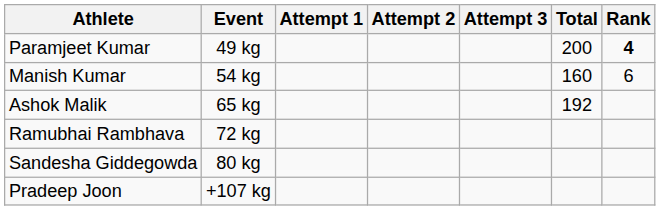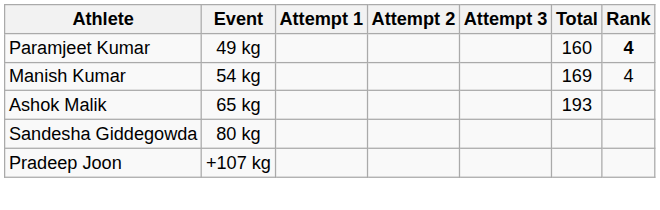(577, 48) 200 -> (577, 48) 160
(577, 77) 160 -> (577, 77) 169
(629, 77) 6 -> (629, 77) 4
(577, 105) 192 -> (577, 105) 193
- row: (97, 134)
